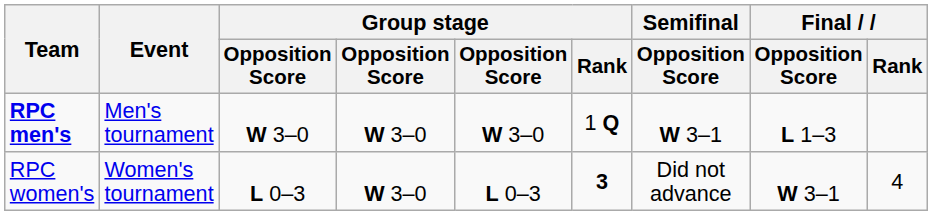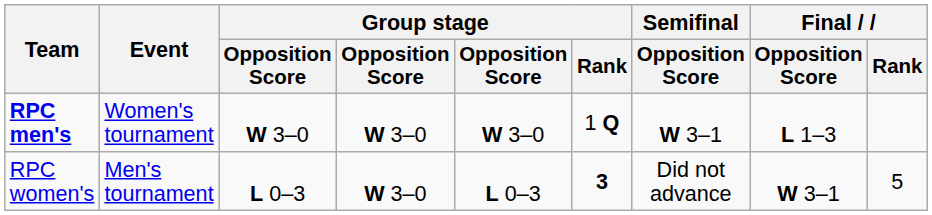(159, 123) Men's tournament -> (159, 123) Women's tournament
(159, 181) Women's tournament -> (159, 181) Men's tournament
(897, 181) 4 -> (897, 181) 5
